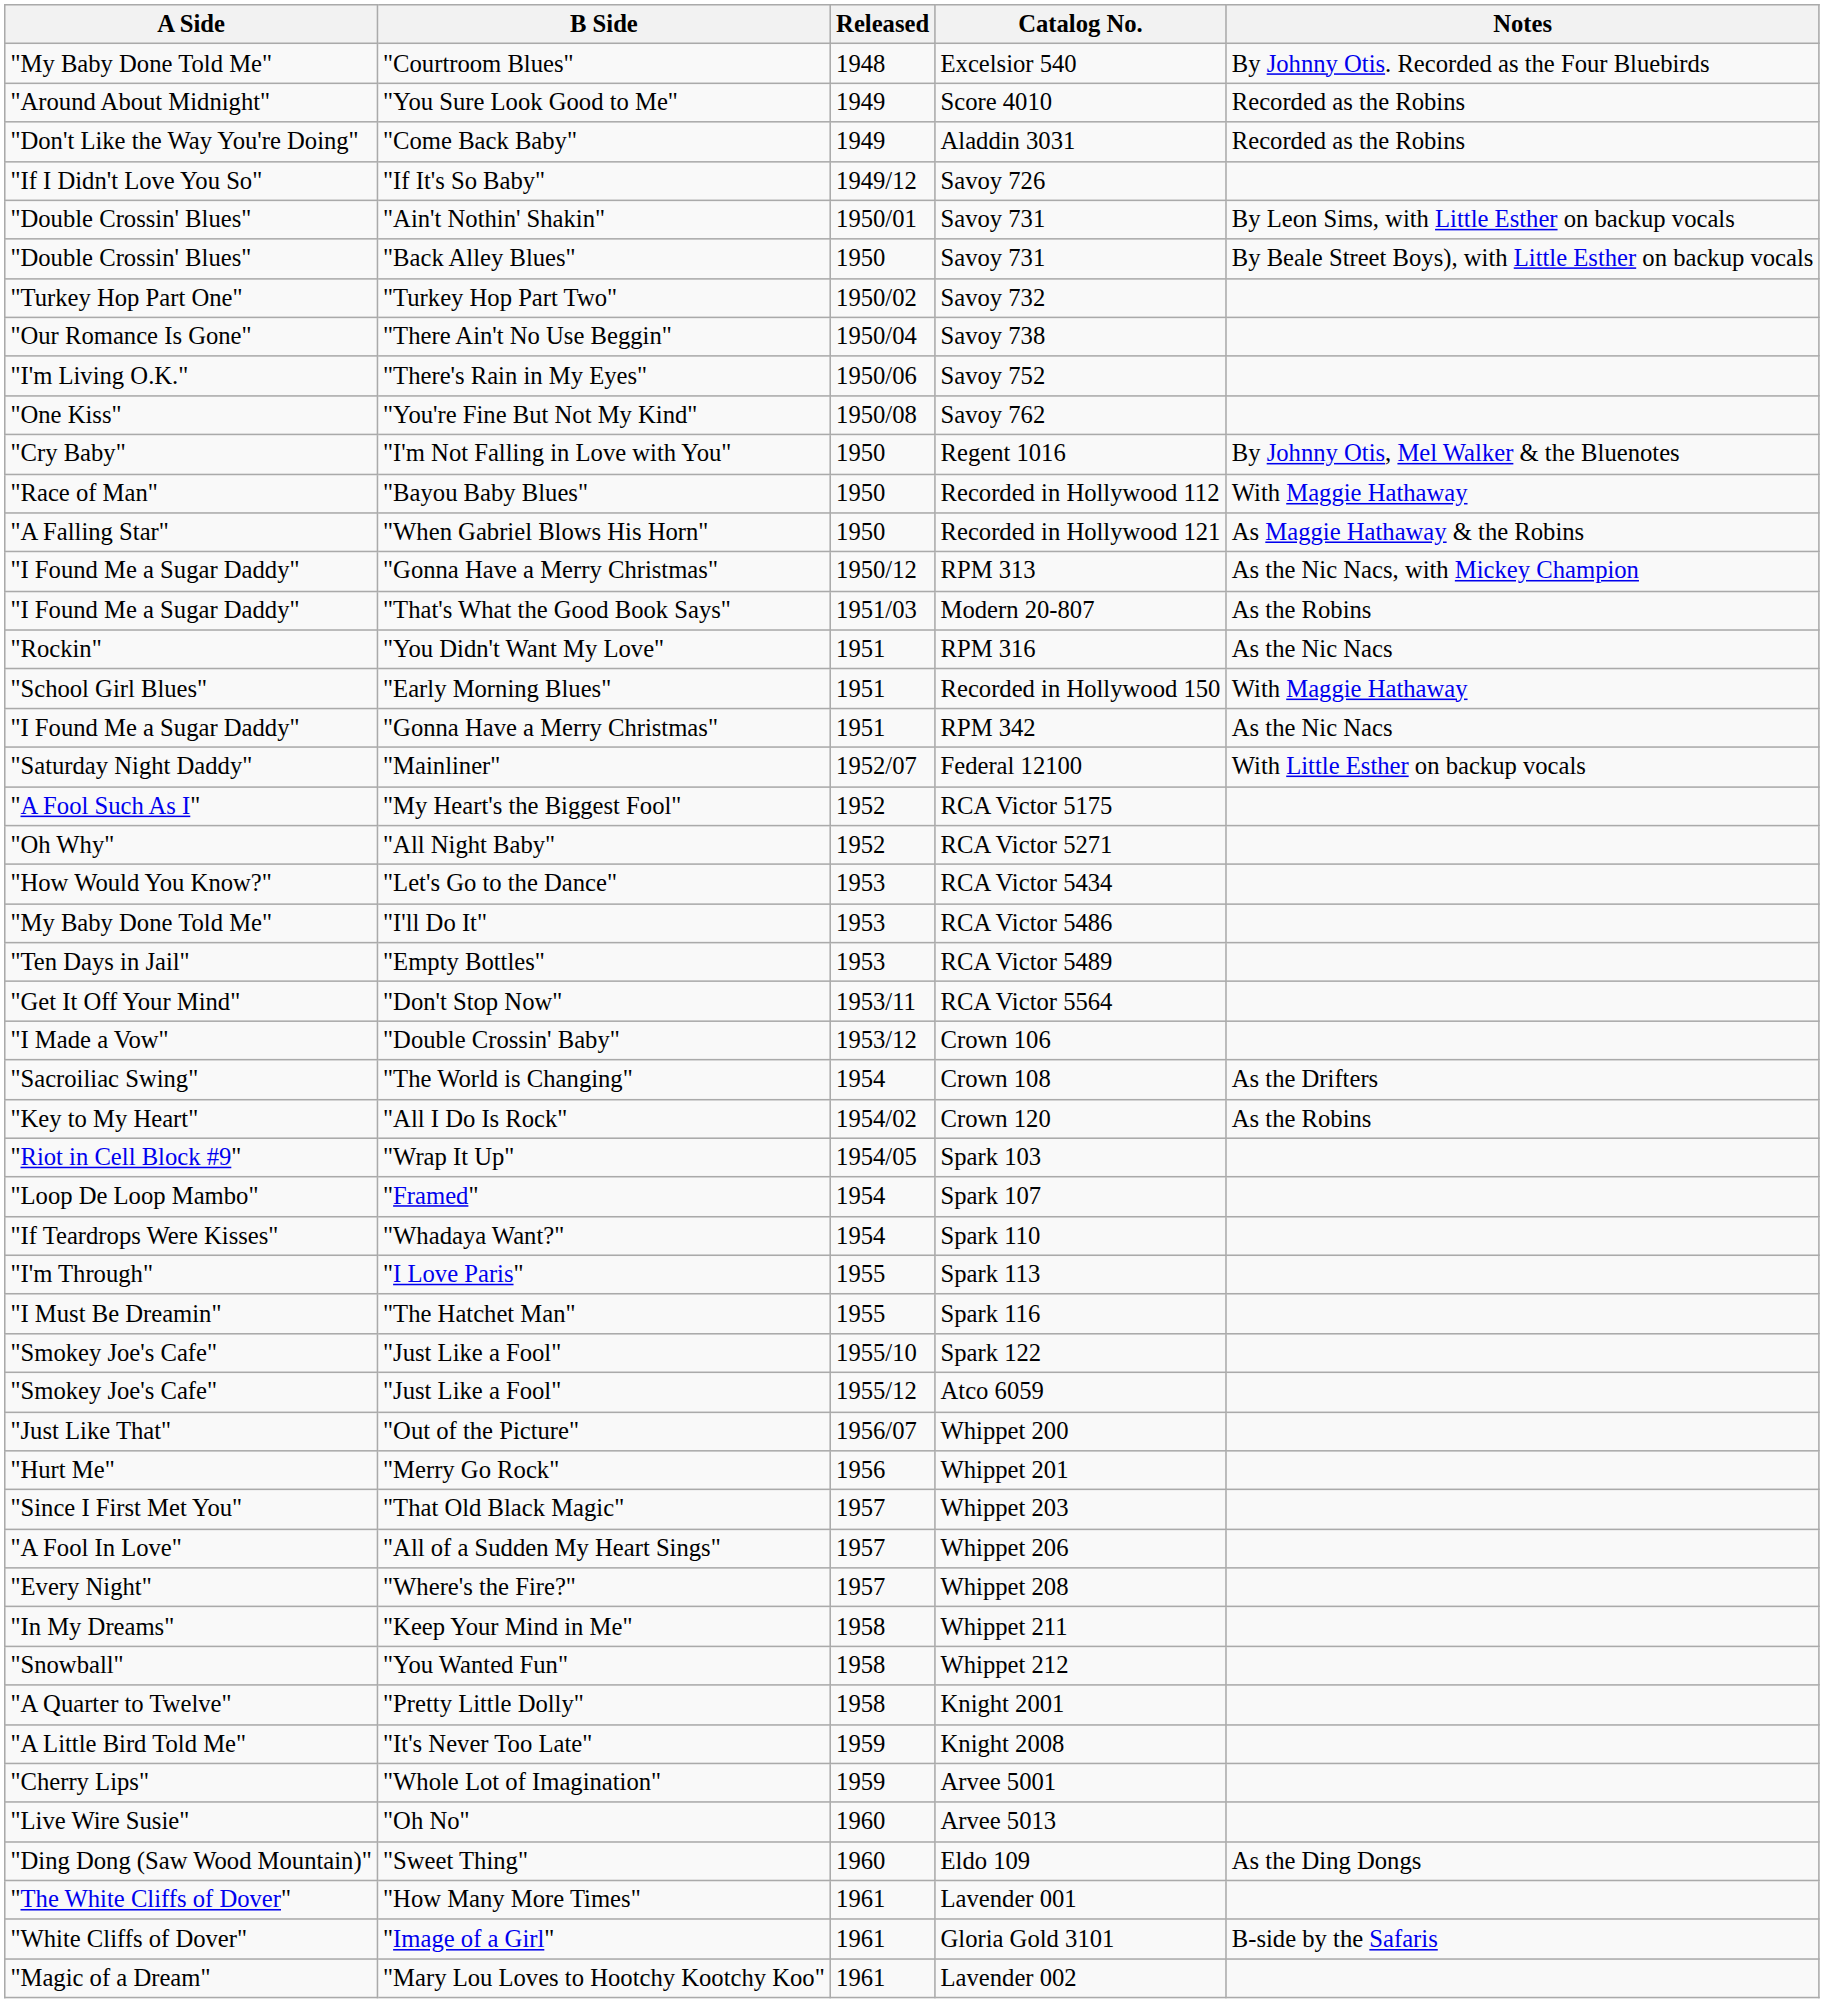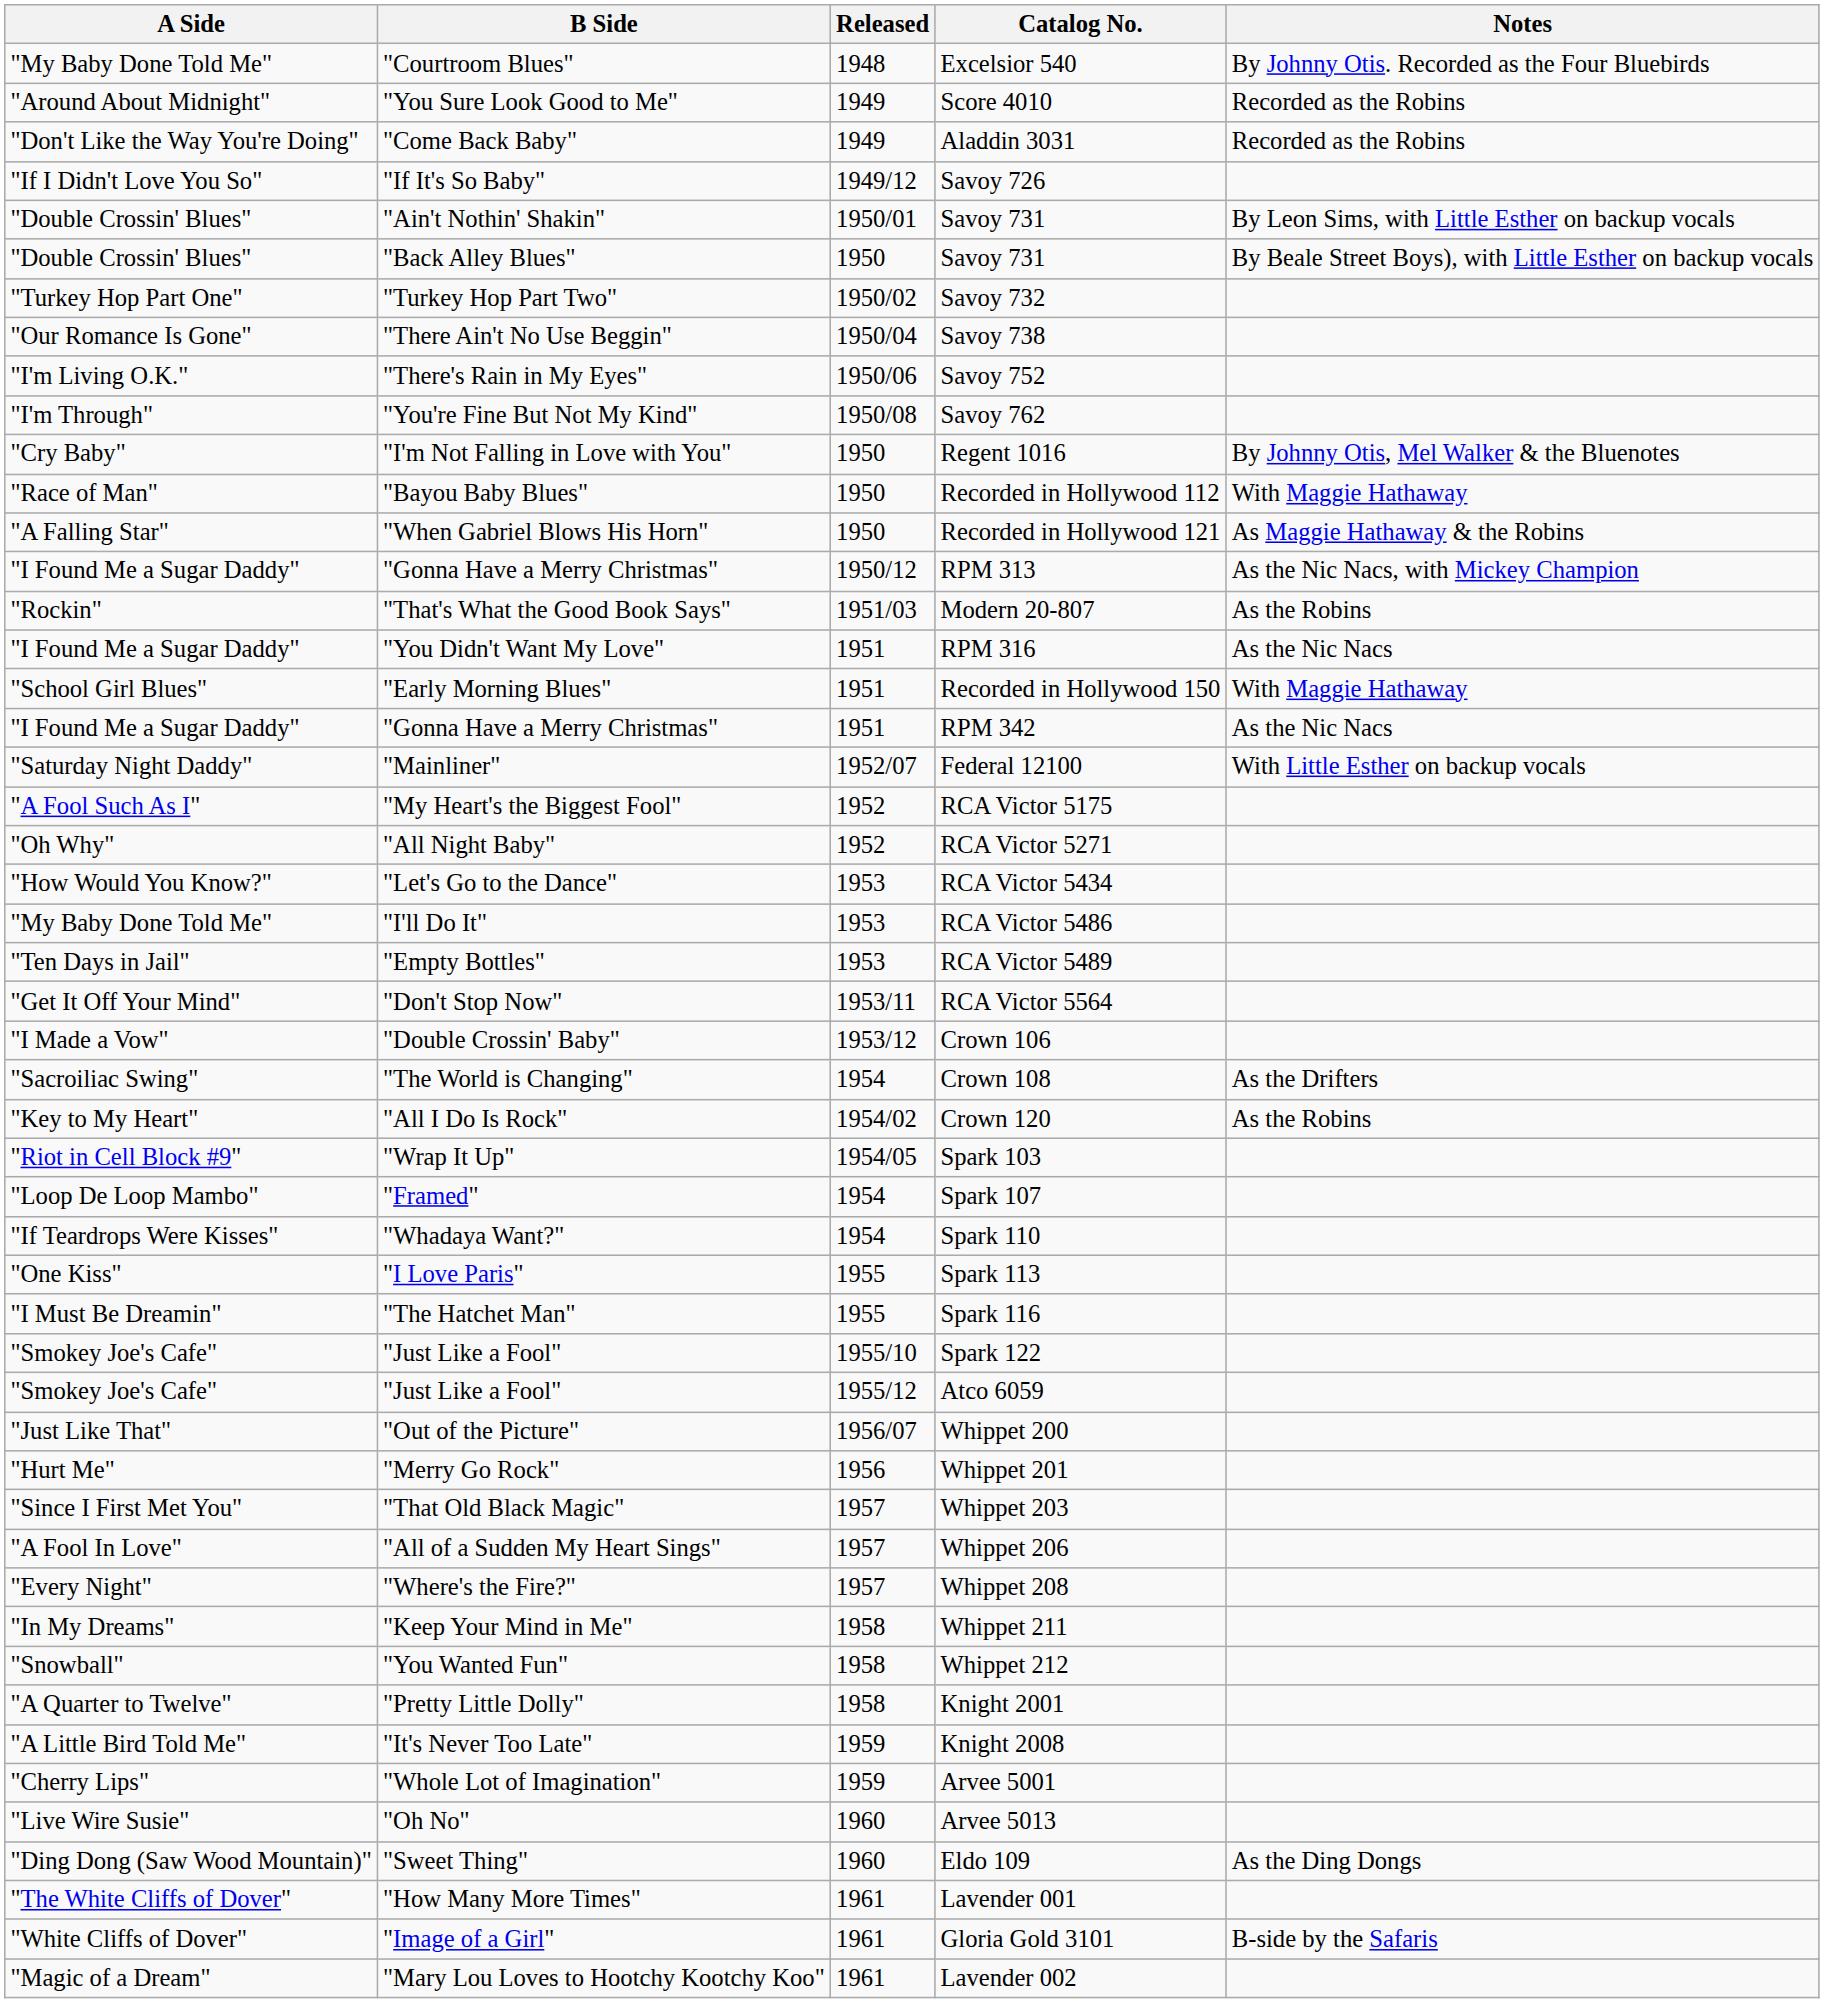(66, 414) "One Kiss" -> (82, 414) "I'm Through"
(155, 610) "I Found Me a Sugar Daddy" -> (56, 610) "Rockin"
(56, 649) "Rockin" -> (155, 649) "I Found Me a Sugar Daddy"
(82, 1274) "I'm Through" -> (66, 1274) "One Kiss"
